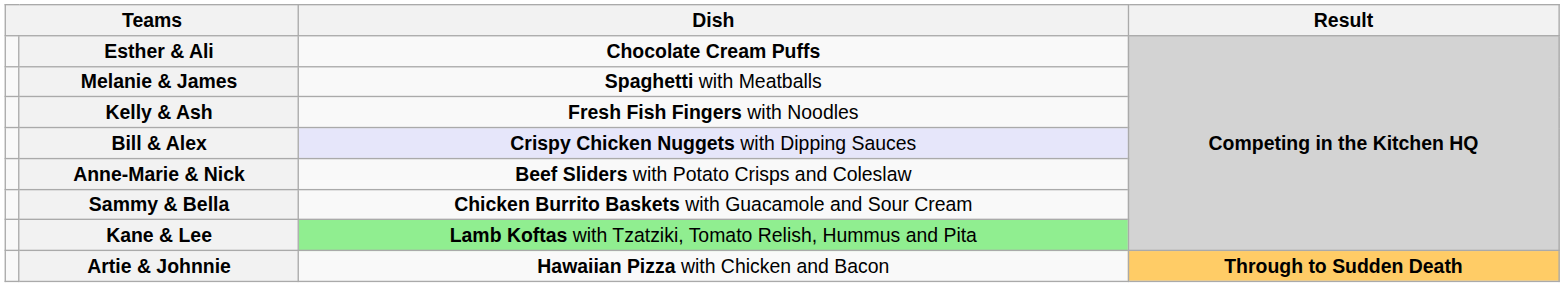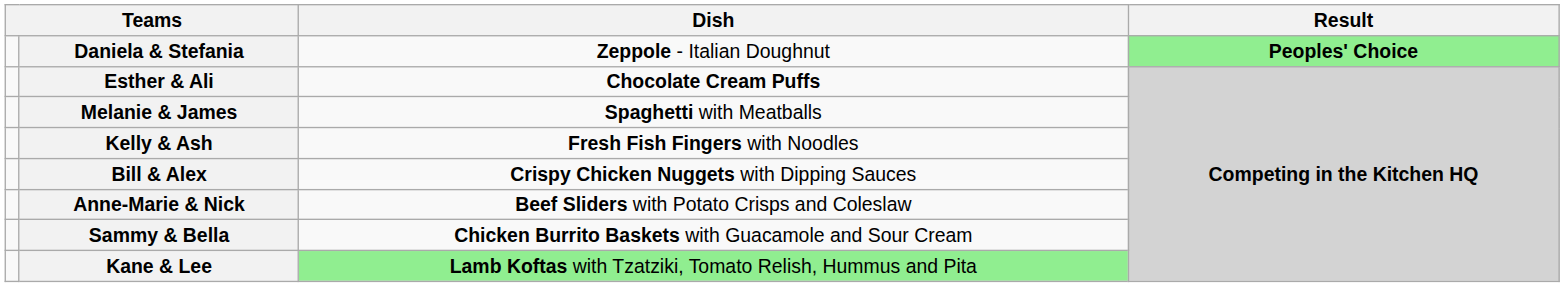+ row: (159, 51)
(713, 143) lavender background -> (713, 174) no background
- row: (159, 266)
